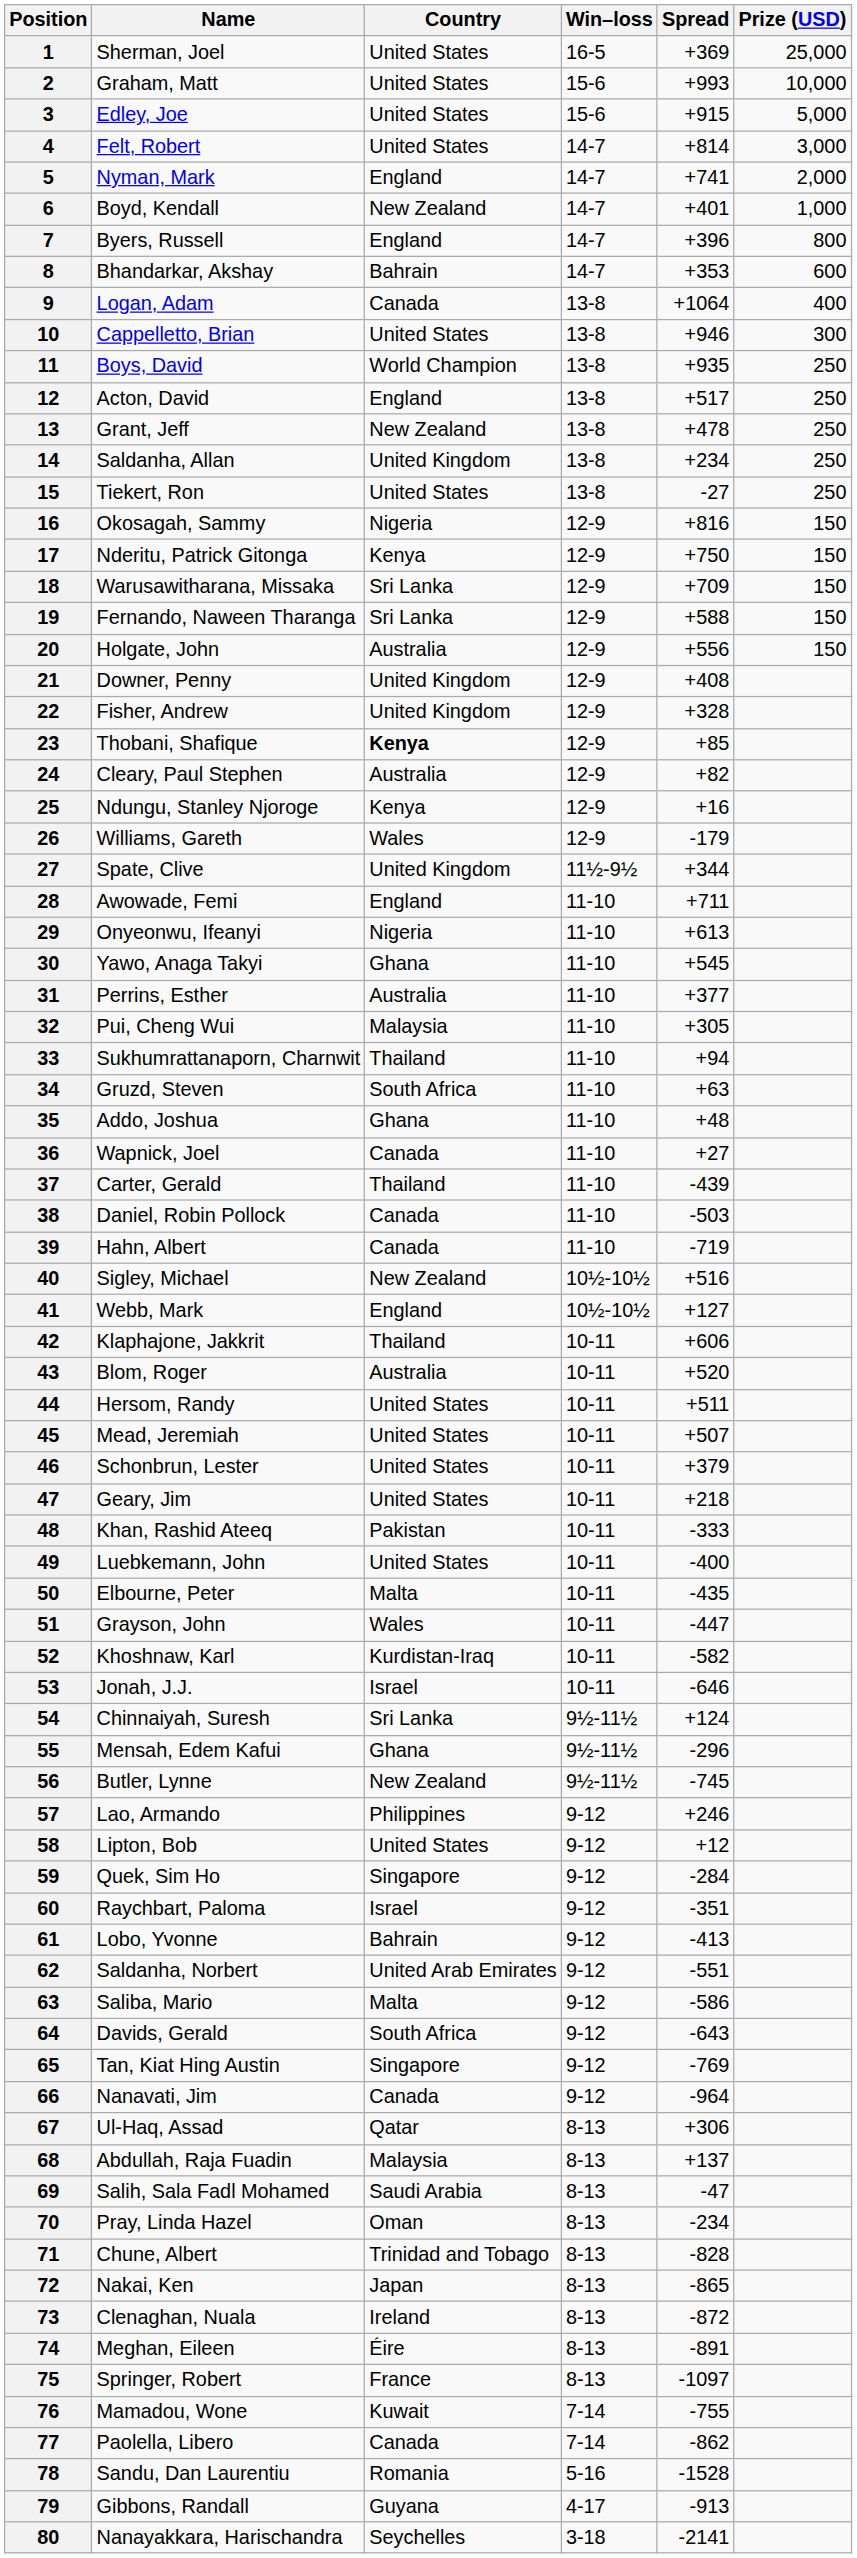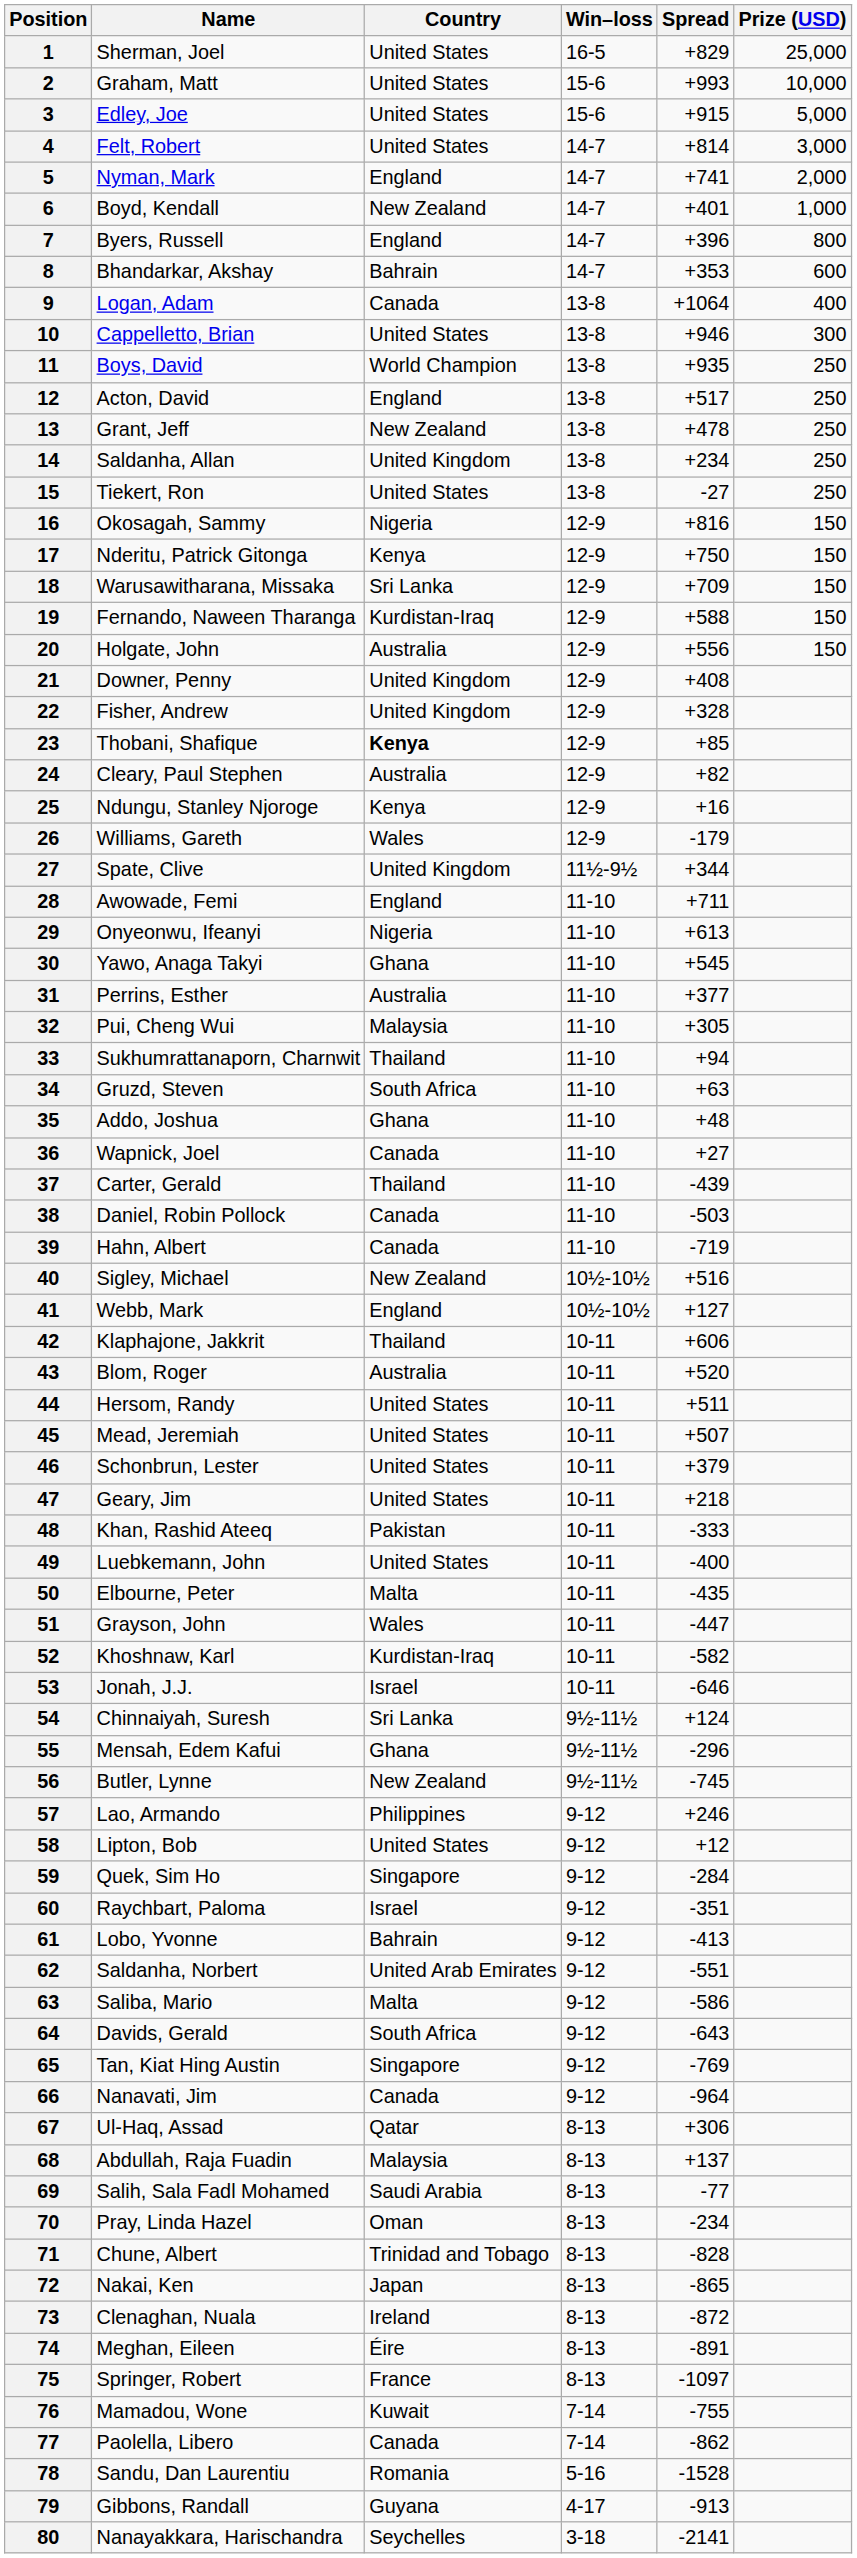(707, 51) +369 -> (707, 51) +829
(411, 618) Sri Lanka -> (432, 618) Kurdistan-Iraq
(715, 2191) -47 -> (715, 2191) -77
